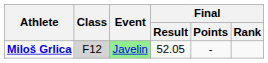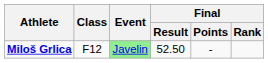(92, 50) lightgrey background -> (92, 50) no background
(171, 50) 52.05 -> (171, 50) 52.50
